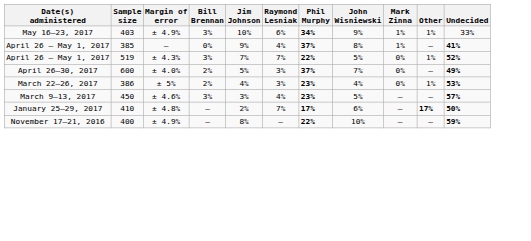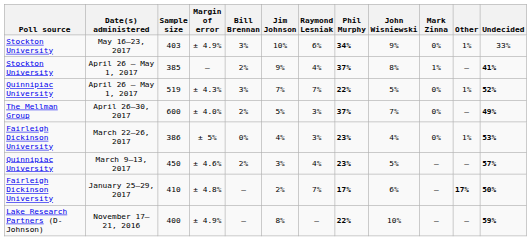+ column: (45, 29)
(400, 32) 1% -> (436, 46) 0%
(207, 45) 0% -> (244, 68) 2%
(207, 83) 2% -> (244, 137) 0%
(207, 96) 3% -> (244, 163) 2%
